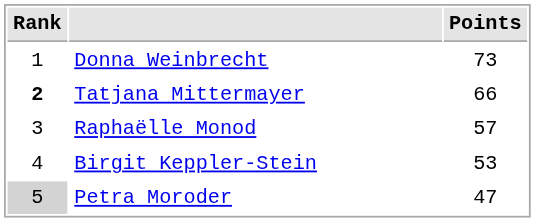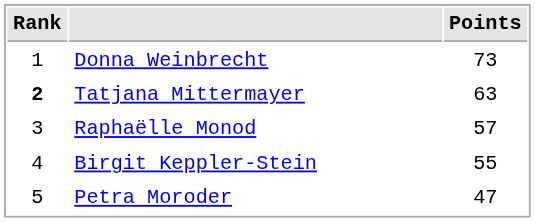(485, 94) 66 -> (485, 94) 63
(485, 163) 53 -> (485, 163) 55
(37, 198) lightgrey background -> (37, 198) no background
